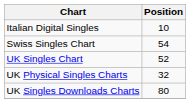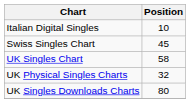(164, 43) 54 -> (164, 43) 45
(164, 59) 52 -> (164, 59) 58
